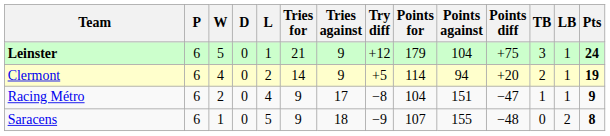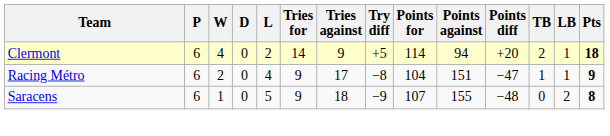- row: (32, 53)
(592, 75) 19 -> (592, 53) 18
